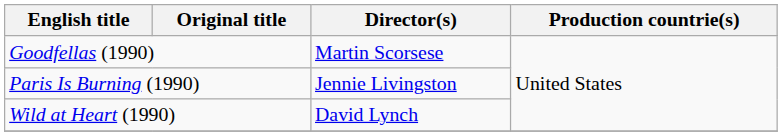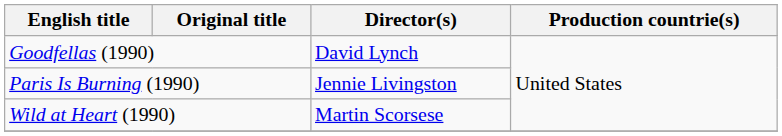(379, 51) Martin Scorsese -> (367, 51) David Lynch
(367, 114) David Lynch -> (379, 114) Martin Scorsese
